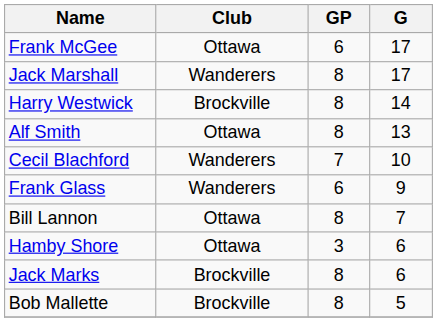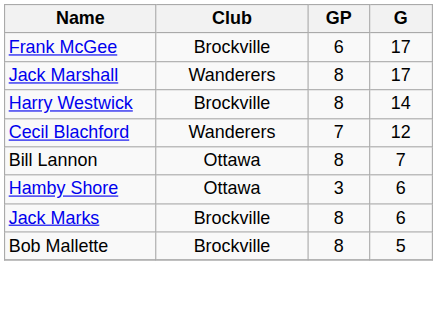(232, 47) Ottawa -> (232, 47) Brockville
- row: (45, 132)
(401, 160) 10 -> (401, 132) 12
- row: (57, 189)
